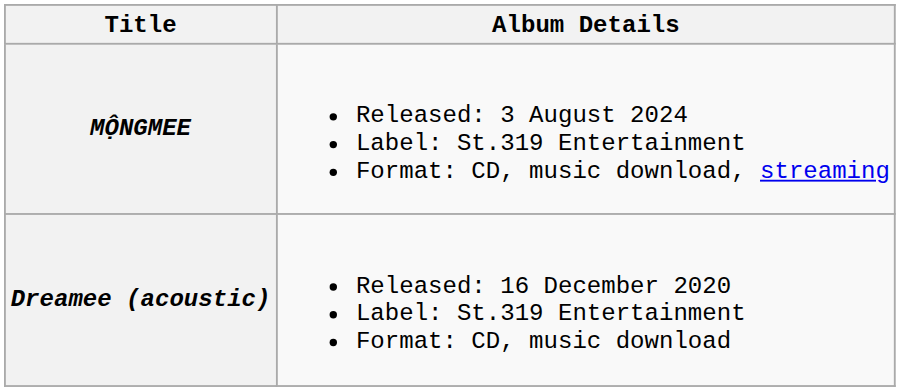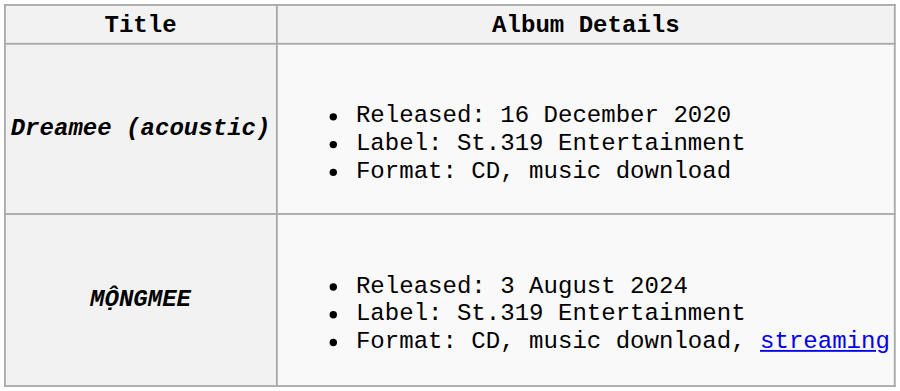rows swapped: (141, 300) <-> (141, 129)
